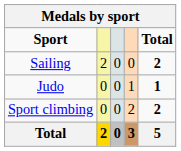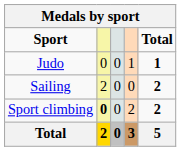rows swapped: (51, 86) <-> (51, 62)
(103, 110) normal -> (103, 110) bold
